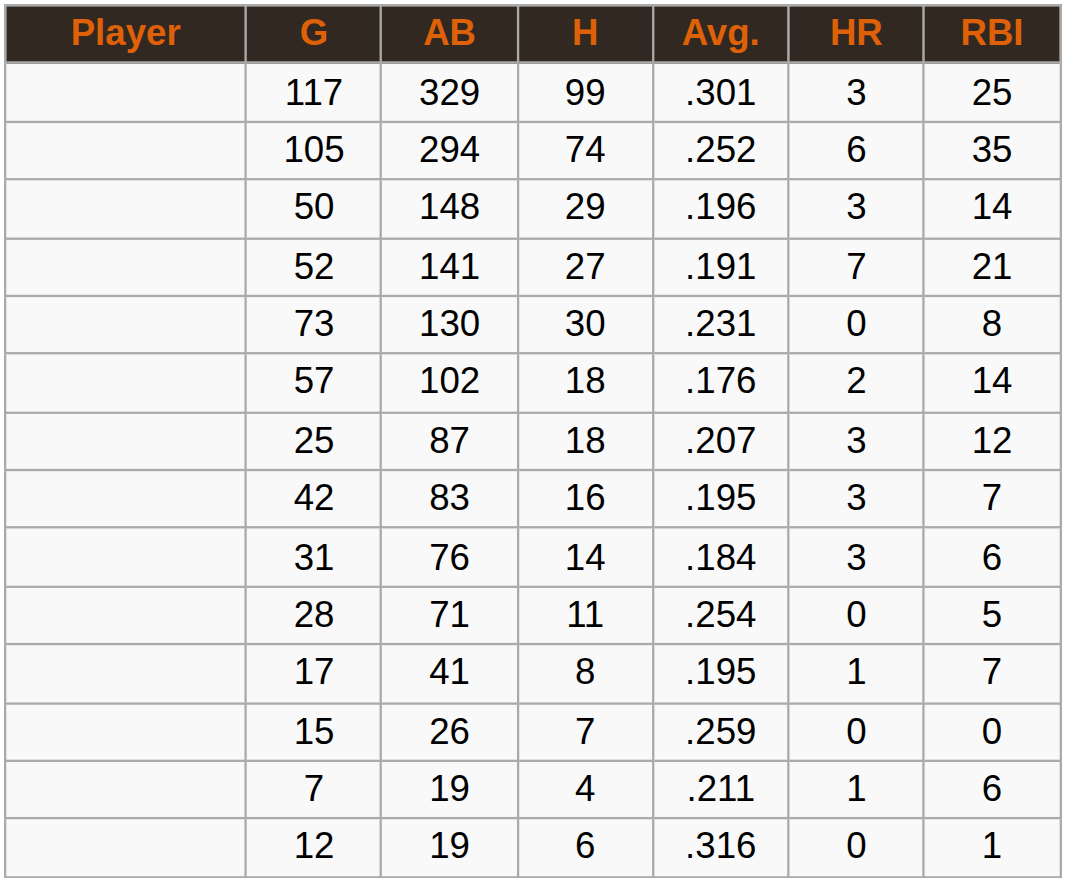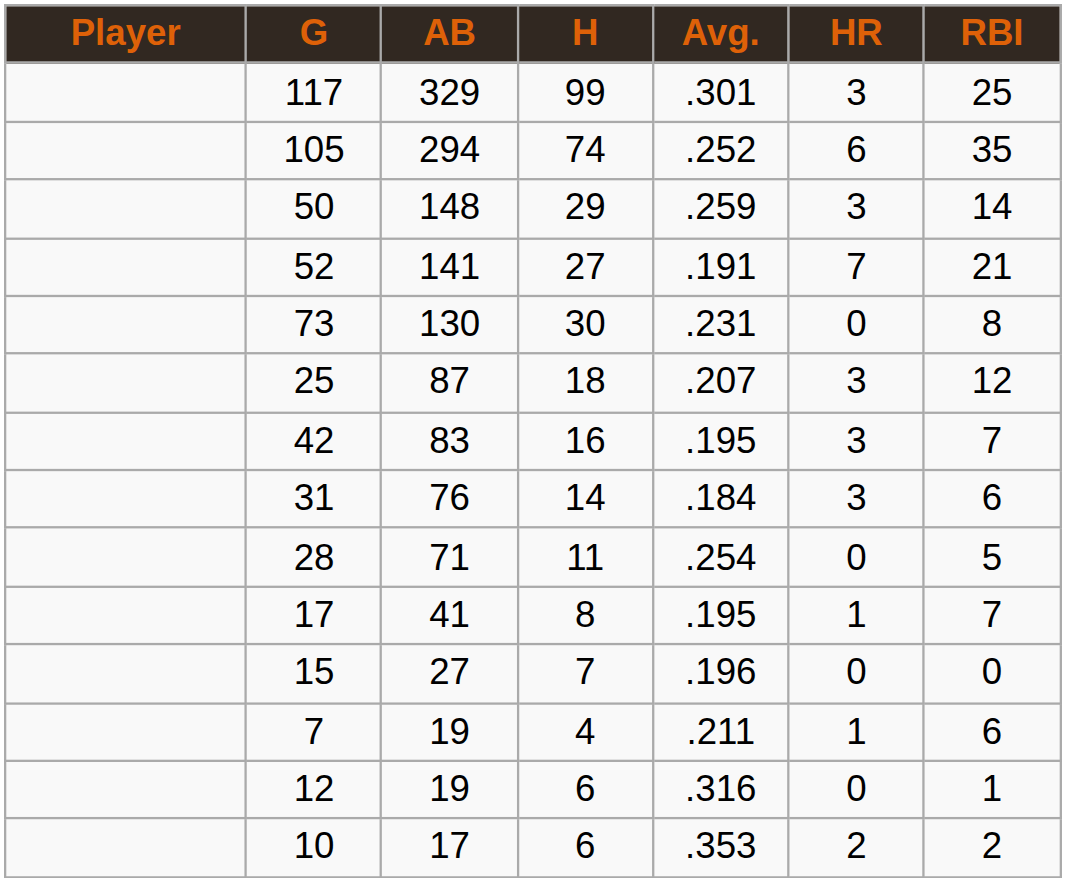(721, 207) .196 -> (721, 207) .259
- row: (314, 382)
(450, 730) 26 -> (450, 672) 27
(721, 730) .259 -> (721, 672) .196
+ row: (314, 847)
